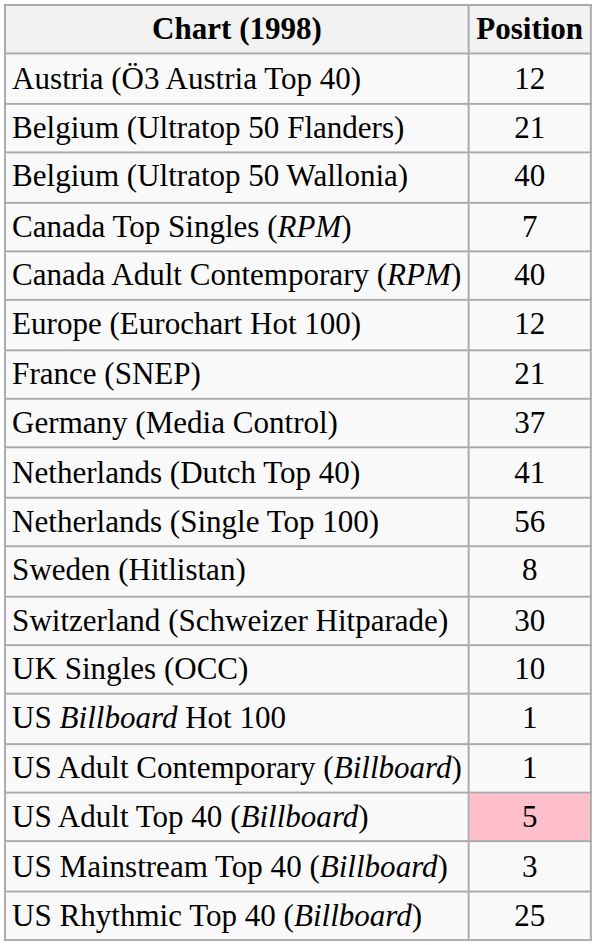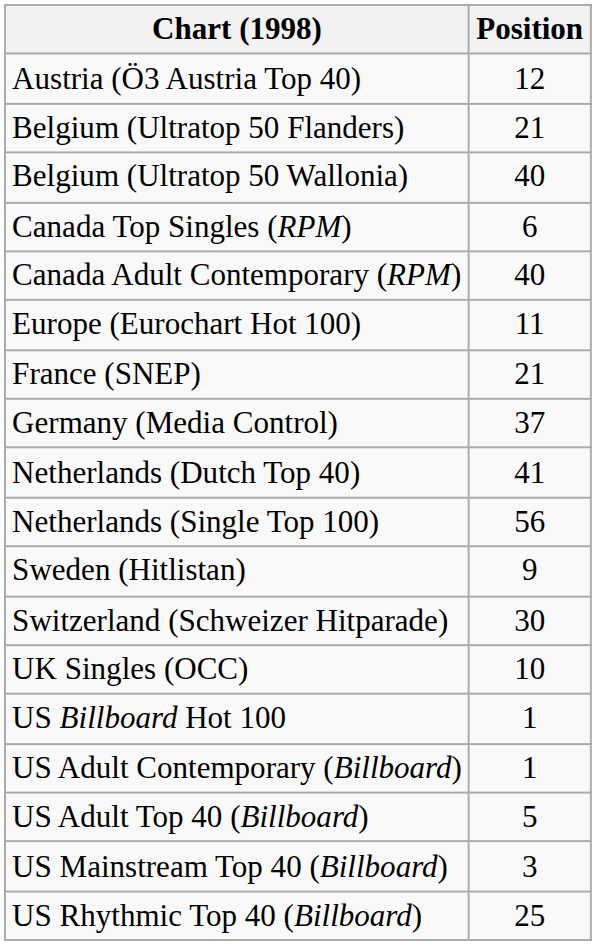(530, 226) 7 -> (530, 226) 6
(530, 324) 12 -> (530, 324) 11
(530, 570) 8 -> (530, 570) 9
(530, 816) pink background -> (530, 816) no background
